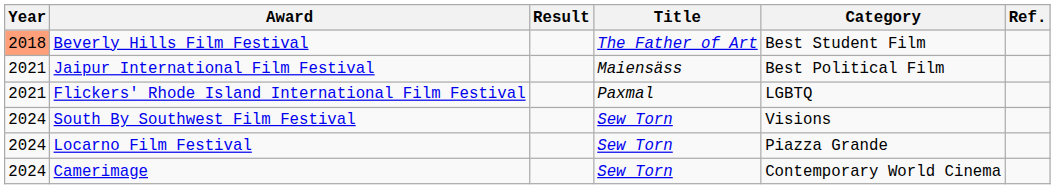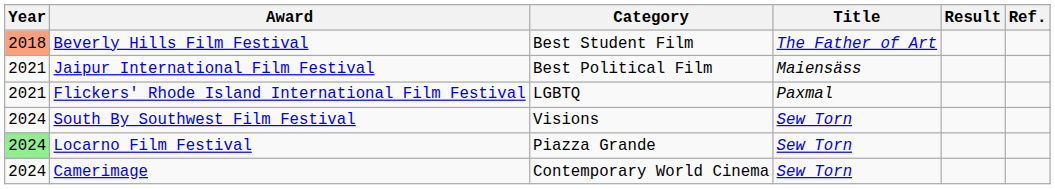columns swapped: (883, 17) <-> (561, 17)
(27, 146) no background -> (27, 146) lightgreen background
